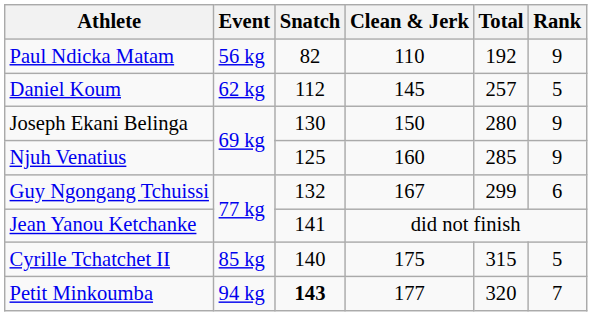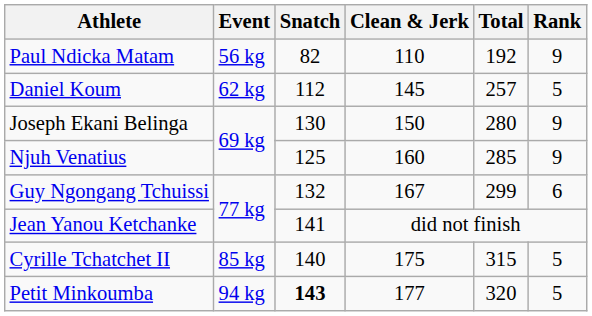(557, 293) 7 -> (557, 293) 5
